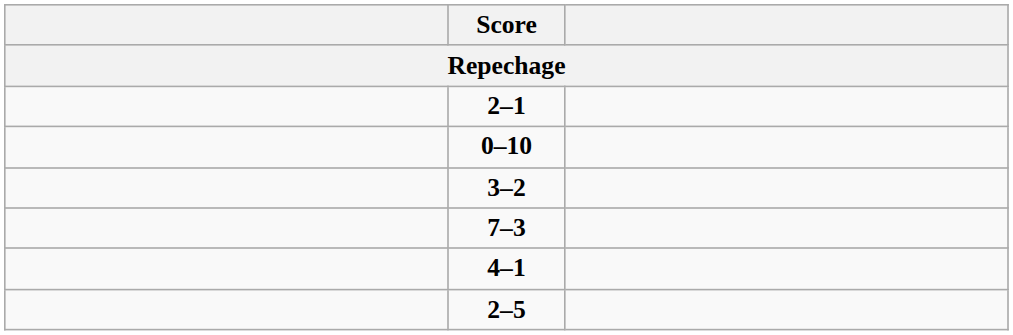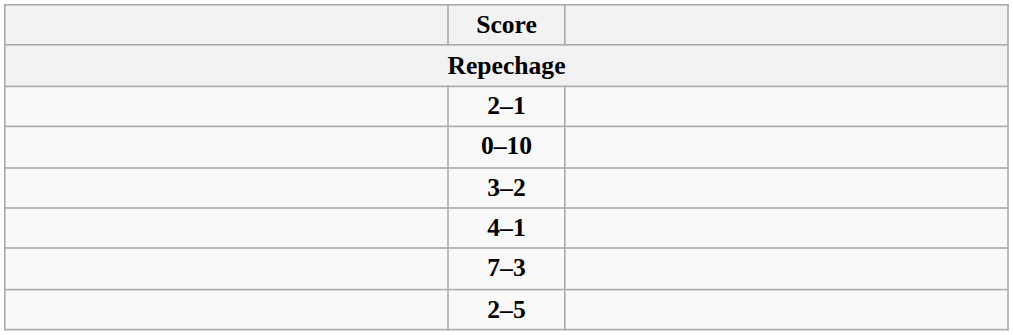rows swapped: (507, 268) <-> (507, 227)
